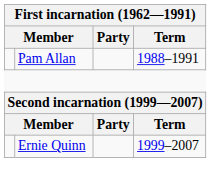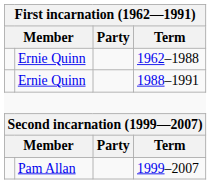+ row: (168, 59)
(47, 59) Pam Allan -> (52, 80) Ernie Quinn
(52, 146) Ernie Quinn -> (47, 168) Pam Allan
